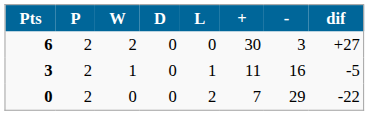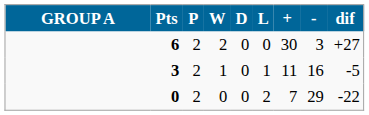+ column: (78, 18)
